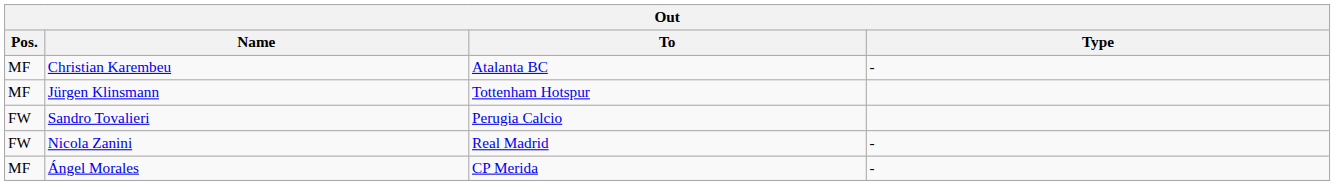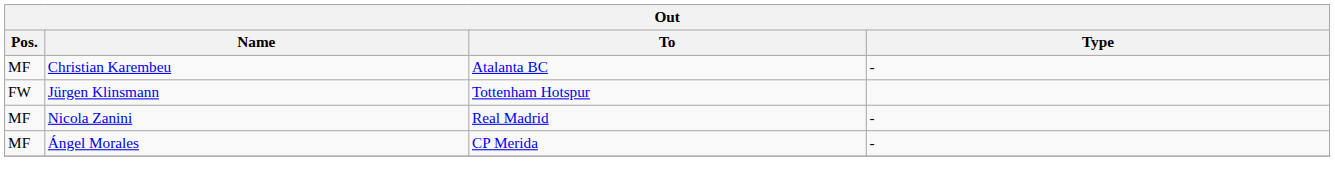(19, 93) MF -> (20, 93) FW
- row: (99, 118)
(20, 143) FW -> (19, 118) MF
